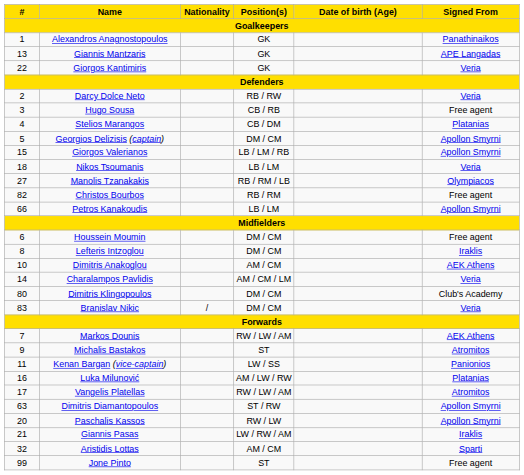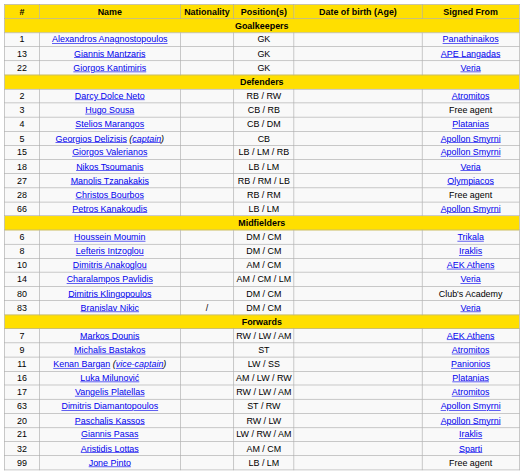(471, 96) Veria -> (471, 96) Atromitos
(264, 139) DM / CM -> (264, 139) CB
(22, 195) 82 -> (22, 195) 28
(471, 237) Free agent -> (471, 237) Trikala
(264, 463) ST -> (264, 463) LB / LM
